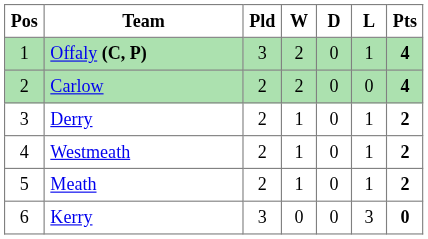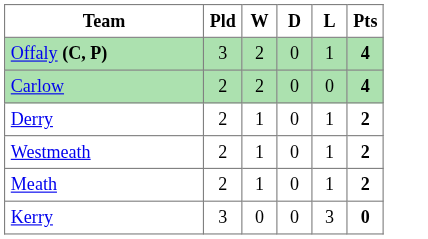- column: (24, 20)
